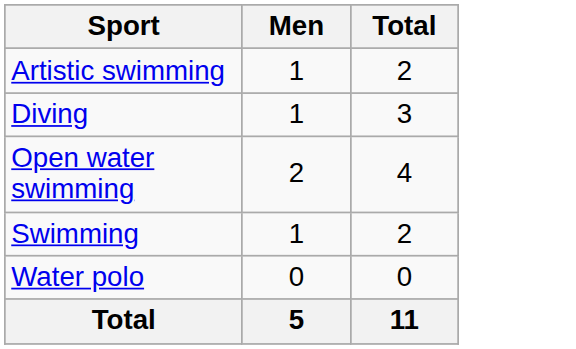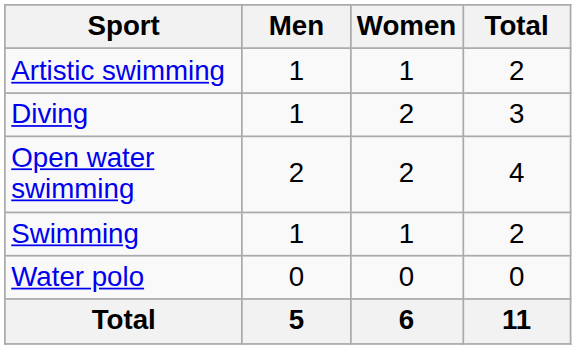+ column: (407, 26)
